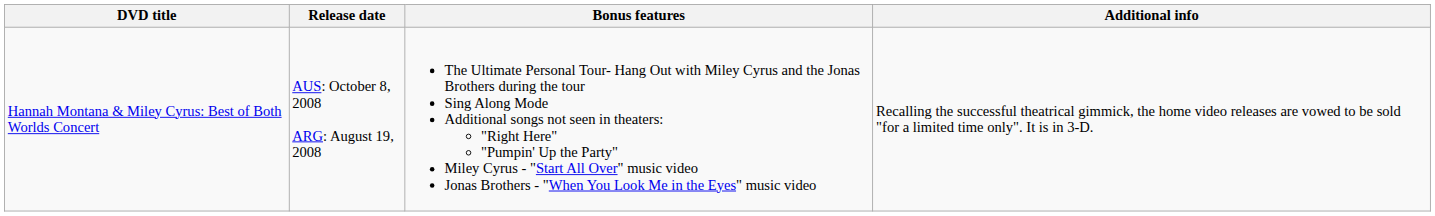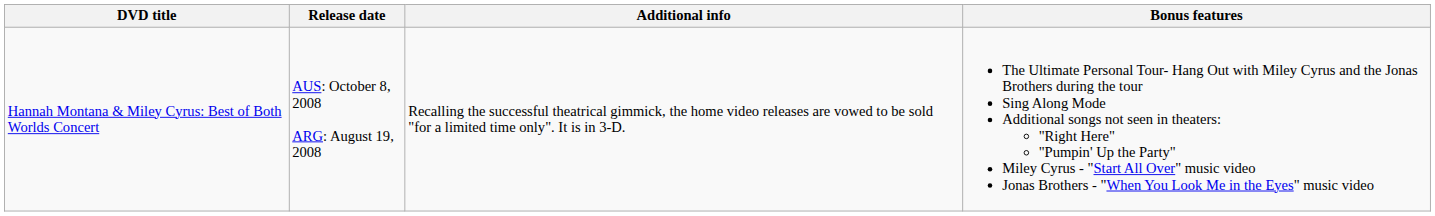columns swapped: (1152, 16) <-> (639, 16)
